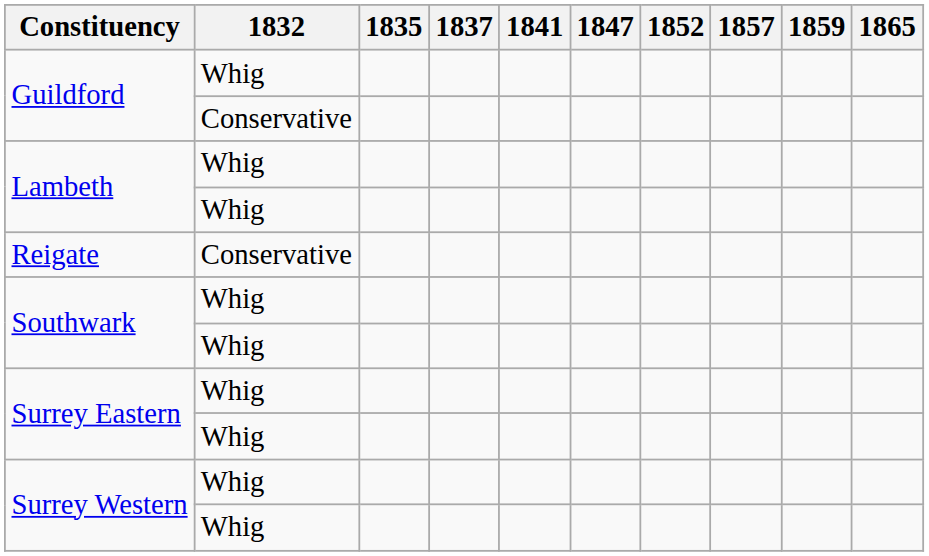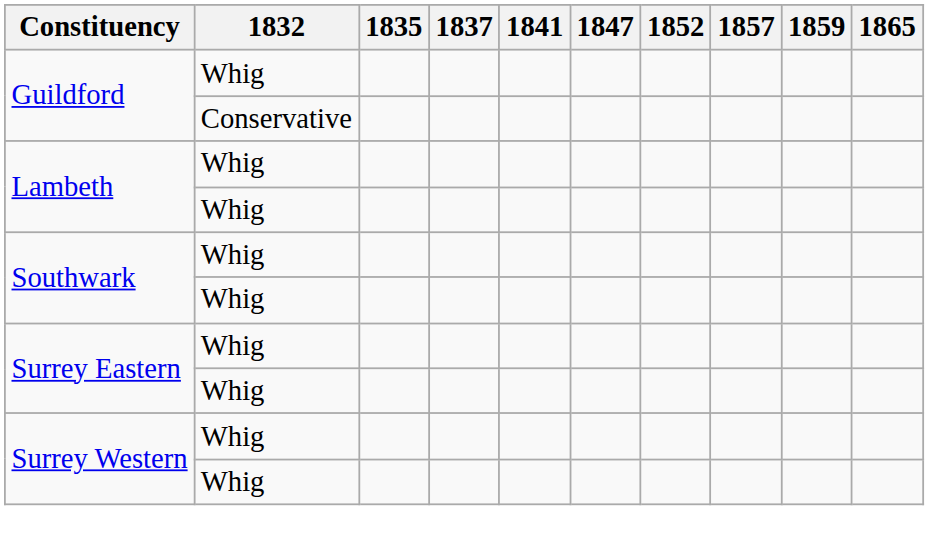- row: (55, 254)
